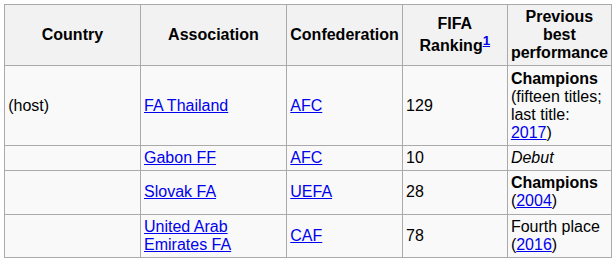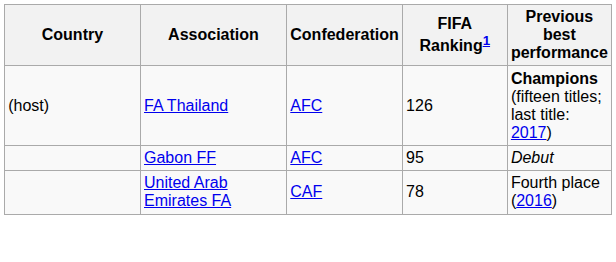(419, 105) 129 -> (419, 105) 126
(415, 157) 10 -> (415, 157) 95
- row: (180, 192)
